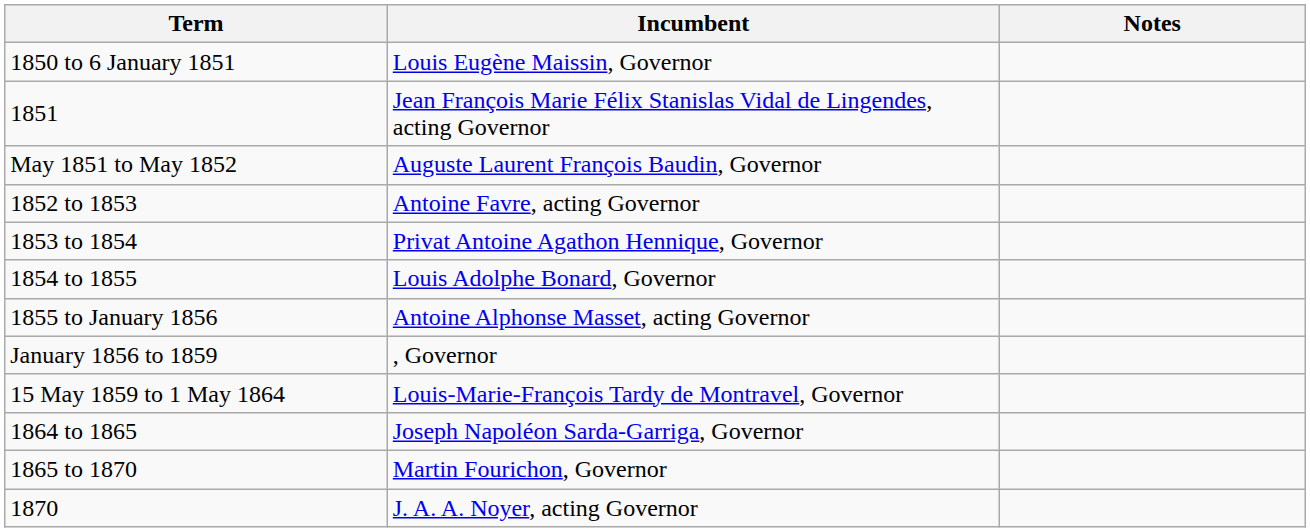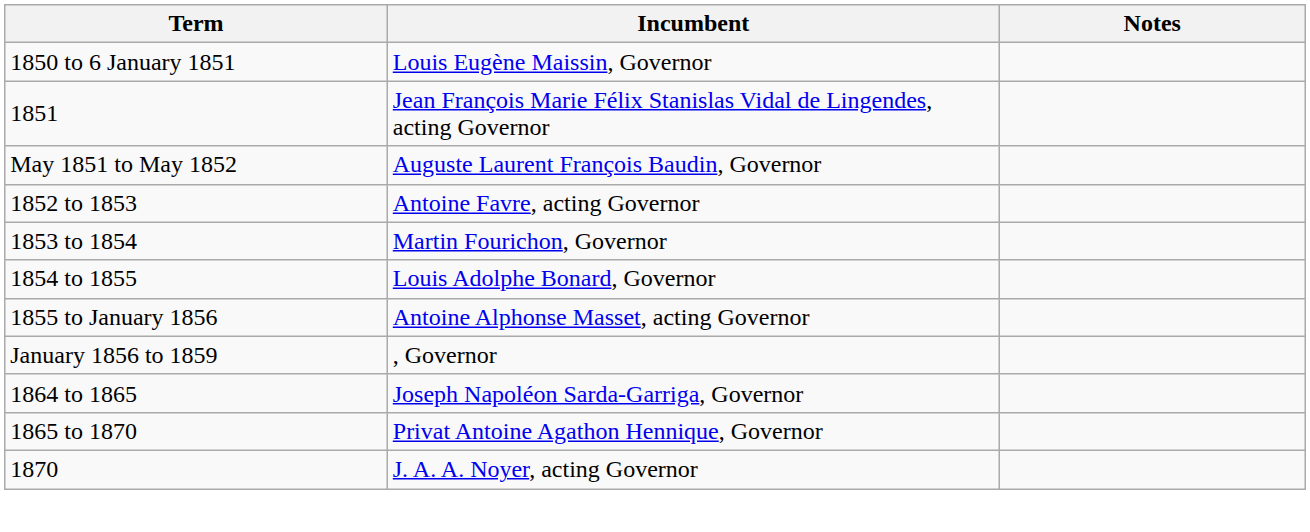(608, 240) Privat Antoine Agathon Hennique, Governor -> (530, 240) Martin Fourichon, Governor
- row: (148, 393)
(530, 469) Martin Fourichon, Governor -> (608, 431) Privat Antoine Agathon Hennique, Governor
